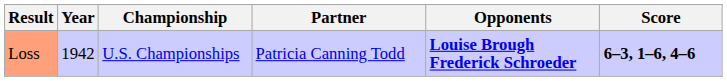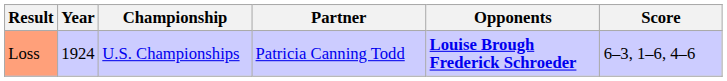(78, 53) 1942 -> (78, 53) 1924
(649, 53) bold -> (649, 53) normal
